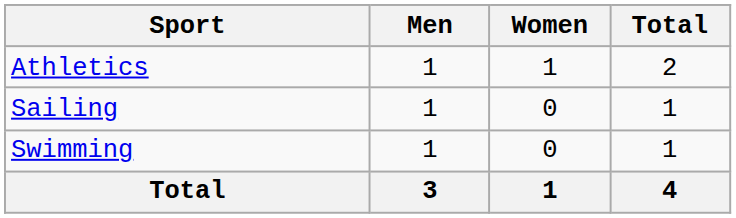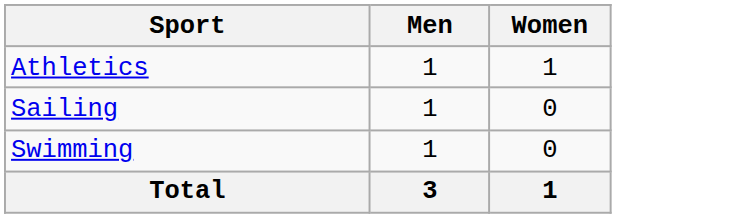- column: (670, 26)
